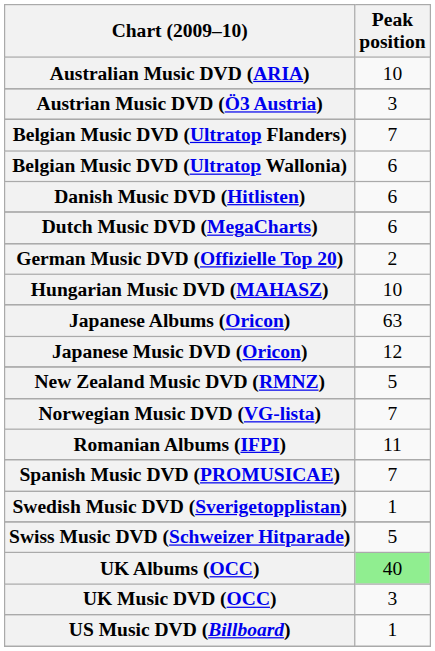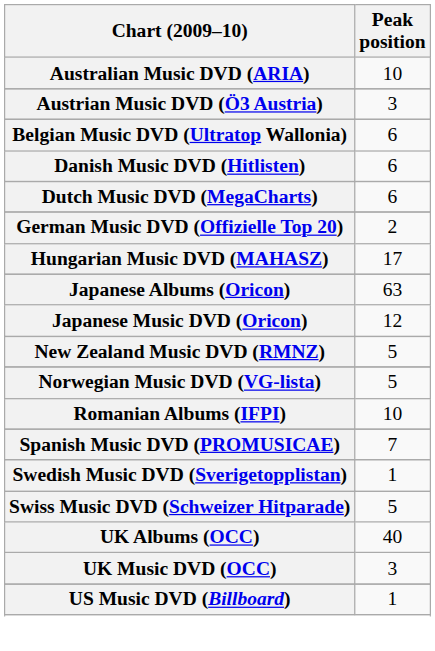- row: (180, 134)
(392, 289) 10 -> (392, 258) 17
(392, 413) 7 -> (392, 382) 5
(392, 444) 11 -> (392, 413) 10
(392, 568) lightgreen background -> (392, 537) no background
